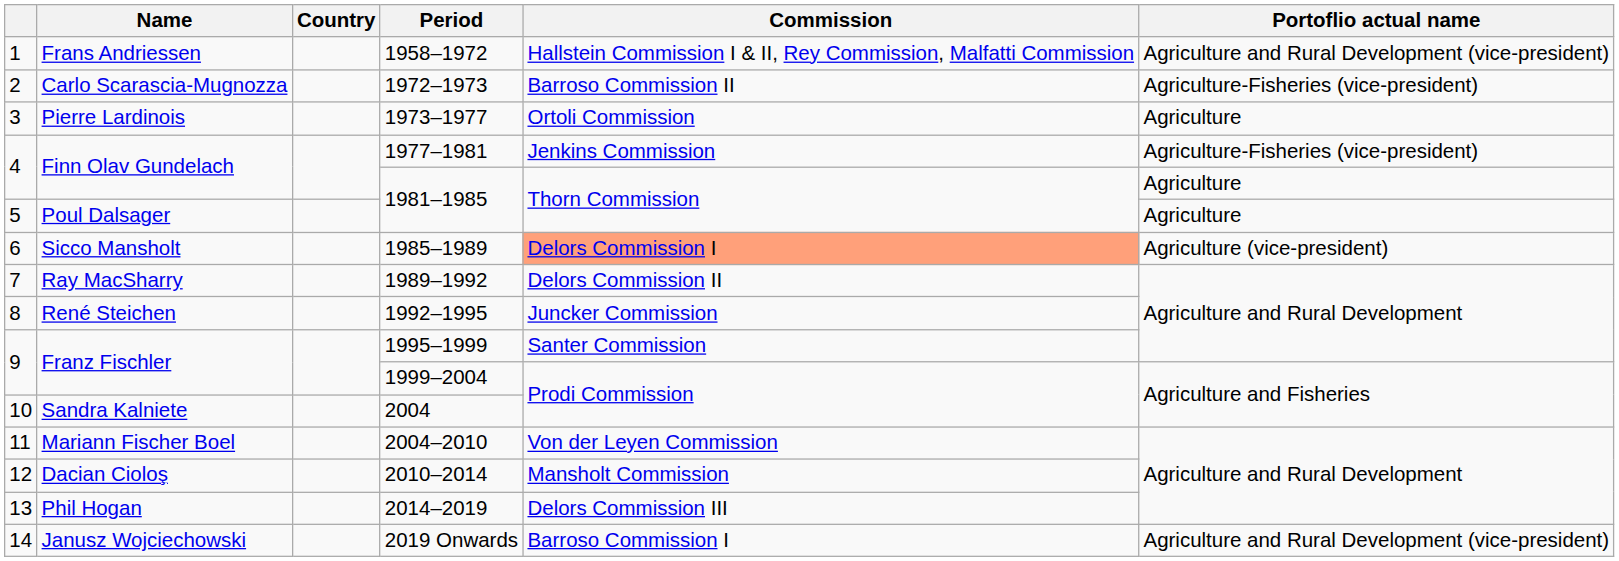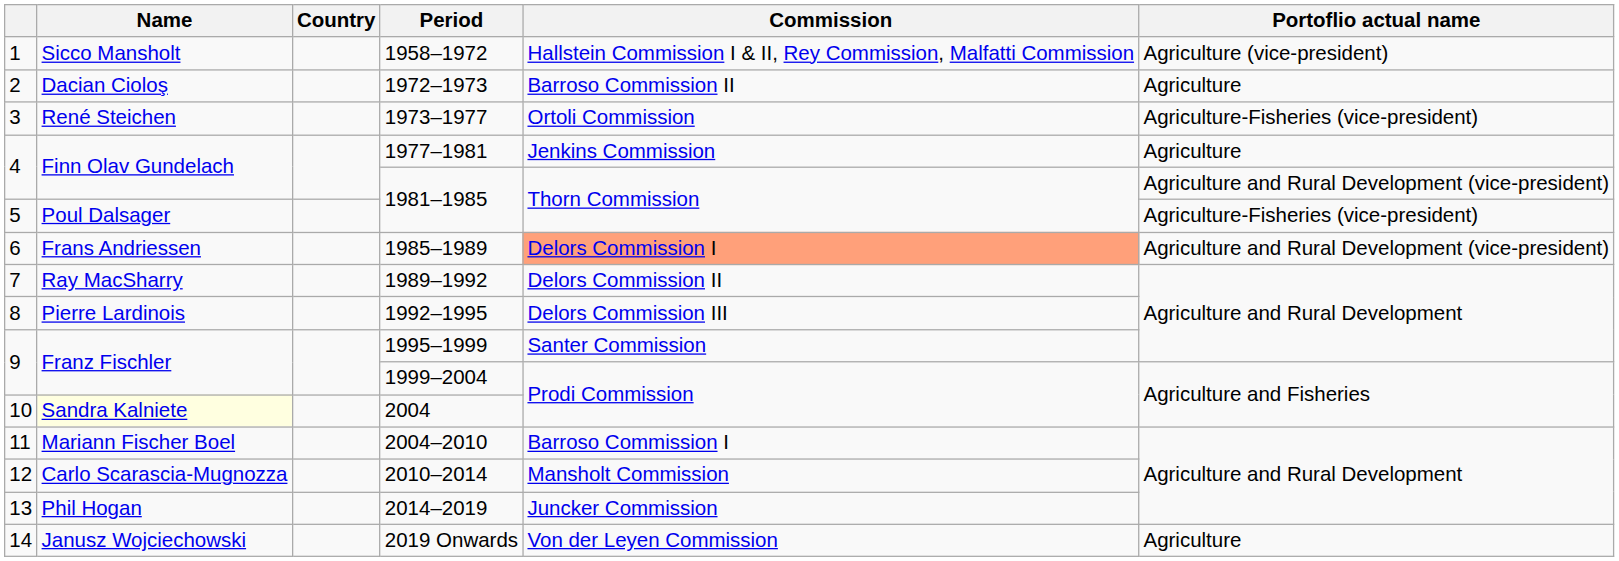(121, 53) Frans Andriessen -> (111, 53) Sicco Mansholt
(1376, 53) Agriculture and Rural Development (vice-president) -> (1266, 53) Agriculture (vice-president)
(165, 85) Carlo Scarascia-Mugnozza -> (105, 85) Dacian Cioloş
(1311, 85) Agriculture-Fisheries (vice-president) -> (1192, 85) Agriculture
(113, 118) Pierre Lardinois -> (109, 118) René Steichen
(1192, 118) Agriculture -> (1311, 118) Agriculture-Fisheries (vice-president)
(1311, 150) Agriculture-Fisheries (vice-president) -> (1192, 150) Agriculture
(1192, 183) Agriculture -> (1376, 183) Agriculture and Rural Development (vice-president)
(1192, 215) Agriculture -> (1311, 215) Agriculture-Fisheries (vice-president)
(111, 248) Sicco Mansholt -> (121, 248) Frans Andriessen
(1266, 248) Agriculture (vice-president) -> (1376, 248) Agriculture and Rural Development (vice-president)
(109, 313) René Steichen -> (113, 313) Pierre Lardinois
(622, 313) Juncker Commission -> (628, 313) Delors Commission III
(114, 410) no background -> (114, 410) lightyellow background
(653, 442) Von der Leyen Commission -> (628, 442) Barroso Commission I
(105, 475) Dacian Cioloş -> (165, 475) Carlo Scarascia-Mugnozza
(628, 507) Delors Commission III -> (622, 507) Juncker Commission
(628, 540) Barroso Commission I -> (653, 540) Von der Leyen Commission
(1376, 540) Agriculture and Rural Development (vice-president) -> (1192, 540) Agriculture
